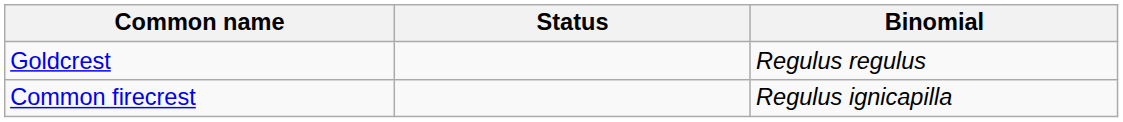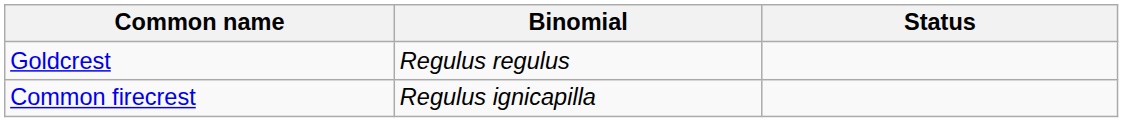columns swapped: (934, 23) <-> (573, 23)
